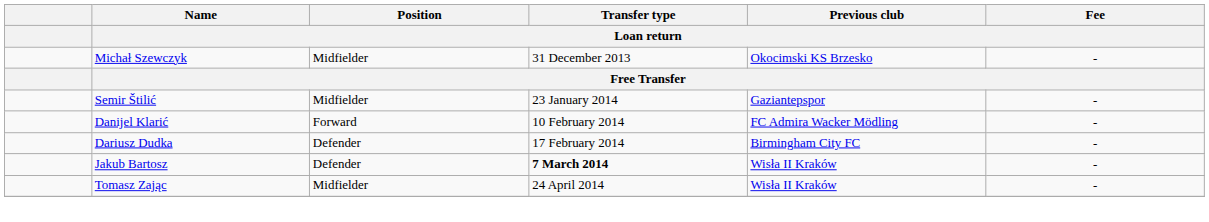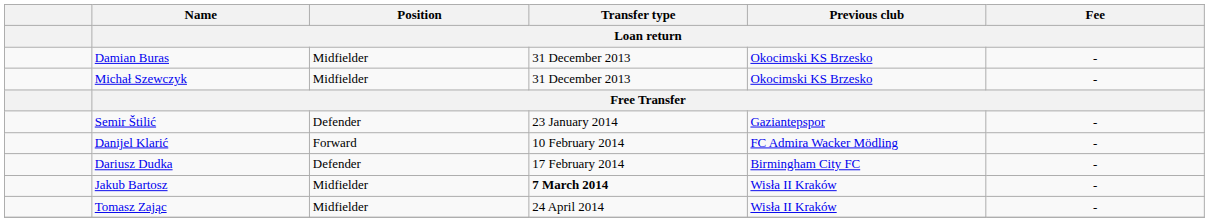+ row: (132, 57)
(340, 100) Midfielder -> (337, 121) Defender
(337, 163) Defender -> (340, 185) Midfielder
